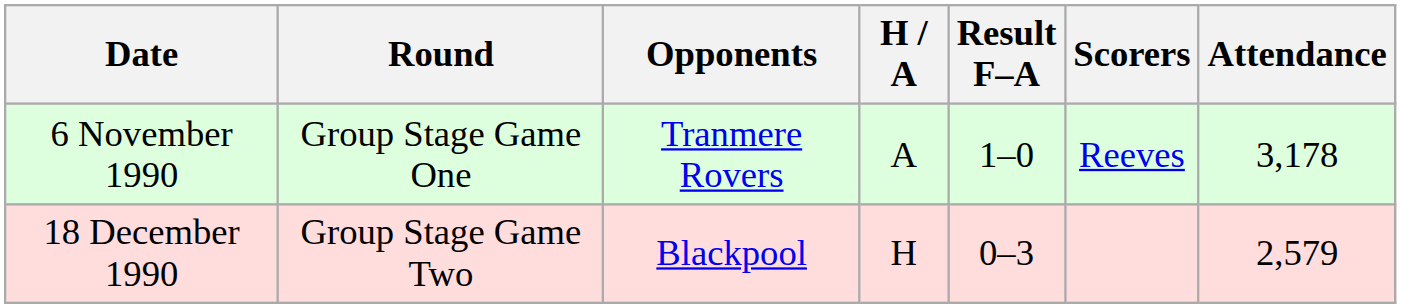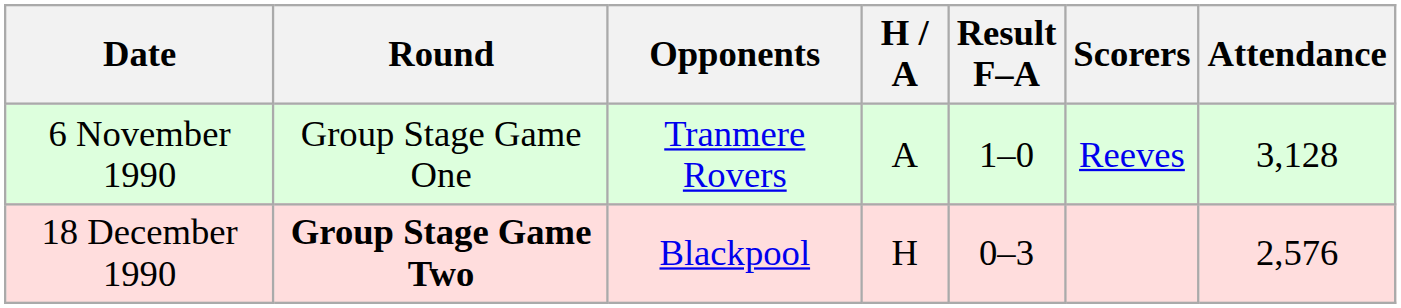(1297, 153) 3,178 -> (1297, 153) 3,128
(441, 252) normal -> (441, 252) bold
(1297, 252) 2,579 -> (1297, 252) 2,576
